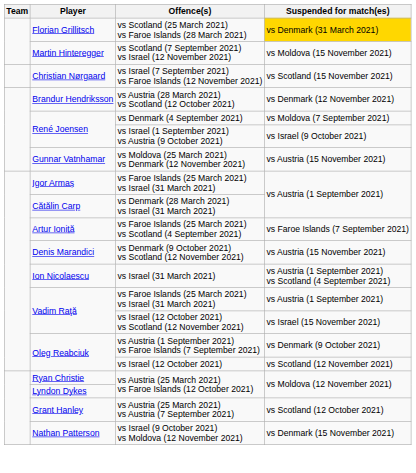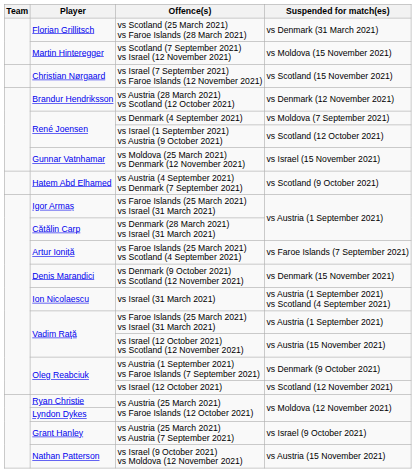(322, 30) gold background -> (322, 30) no background
(316, 137) vs Israel (9 October 2021) -> (325, 137) vs Scotland (12 October 2021)
(326, 160) vs Austria (15 November 2021) -> (323, 160) vs Israel (15 November 2021)
+ row: (72, 183)
(326, 253) vs Austria (15 November 2021) -> (330, 276) vs Denmark (15 November 2021)
(323, 323) vs Israel (15 November 2021) -> (326, 346) vs Austria (15 November 2021)
(325, 410) vs Scotland (12 October 2021) -> (316, 433) vs Israel (9 October 2021)
(330, 433) vs Denmark (15 November 2021) -> (326, 457) vs Austria (15 November 2021)
